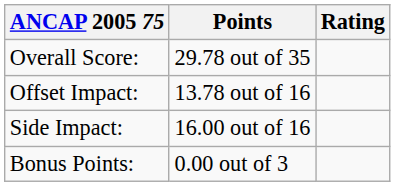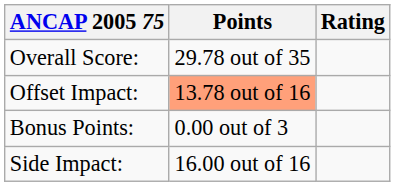(242, 92) no background -> (242, 92) lightsalmon background
rows swapped: (66, 127) <-> (72, 163)
